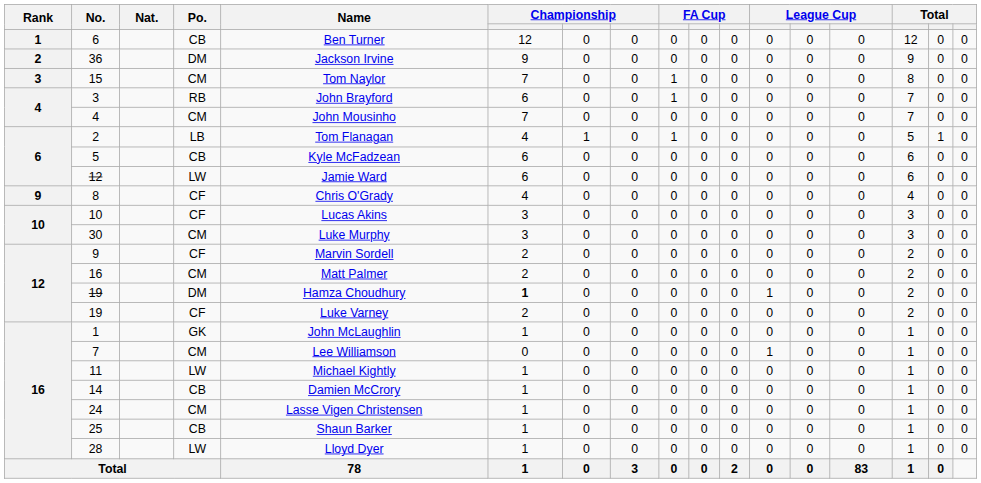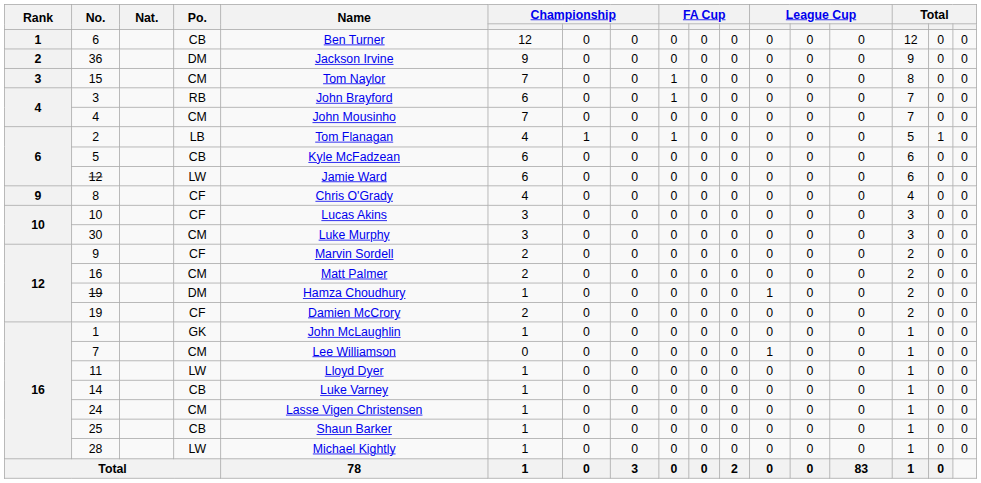(525, 293) bold -> (525, 293) normal
(354, 312) Luke Varney -> (354, 312) Damien McCrory
(354, 371) Michael Kightly -> (354, 371) Lloyd Dyer
(354, 390) Damien McCrory -> (354, 390) Luke Varney
(354, 449) Lloyd Dyer -> (354, 449) Michael Kightly
